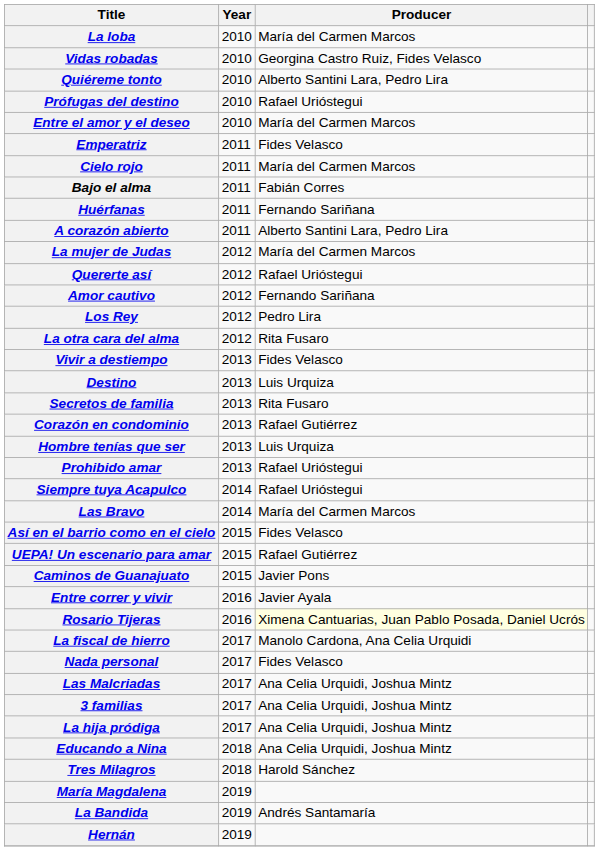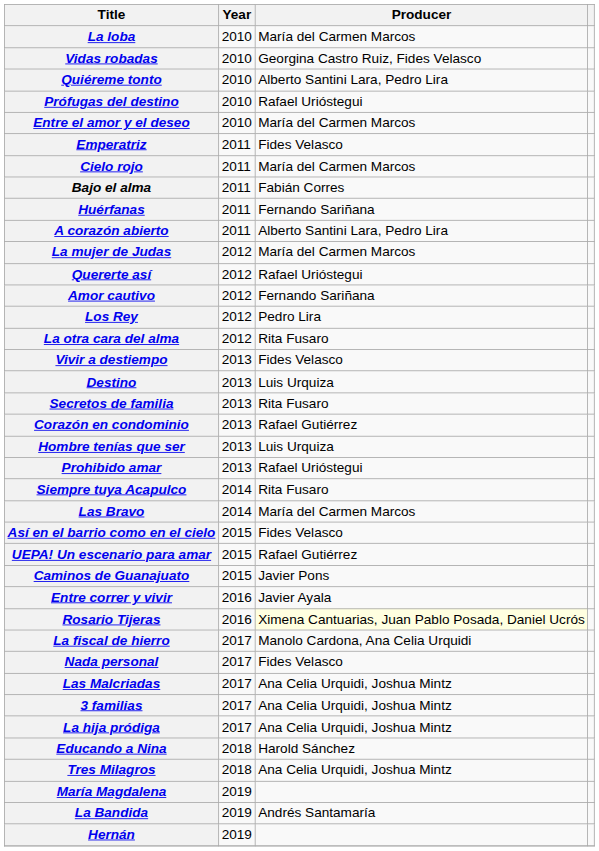(310, 489) Rafael Urióstegui -> (293, 489) Rita Fusaro
(355, 748) Ana Celia Urquidi, Joshua Mintz -> (307, 748) Harold Sánchez
(307, 770) Harold Sánchez -> (355, 770) Ana Celia Urquidi, Joshua Mintz
